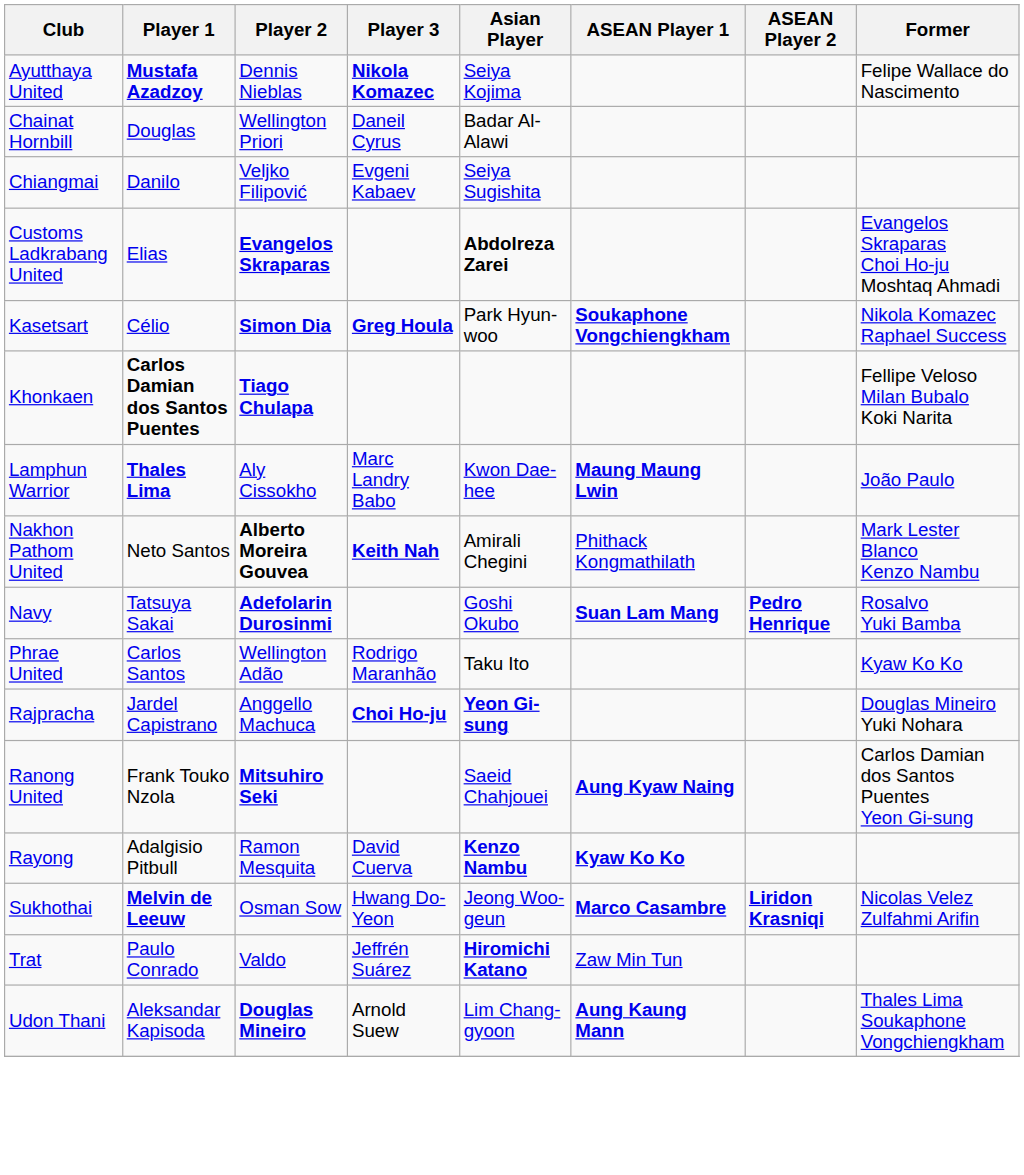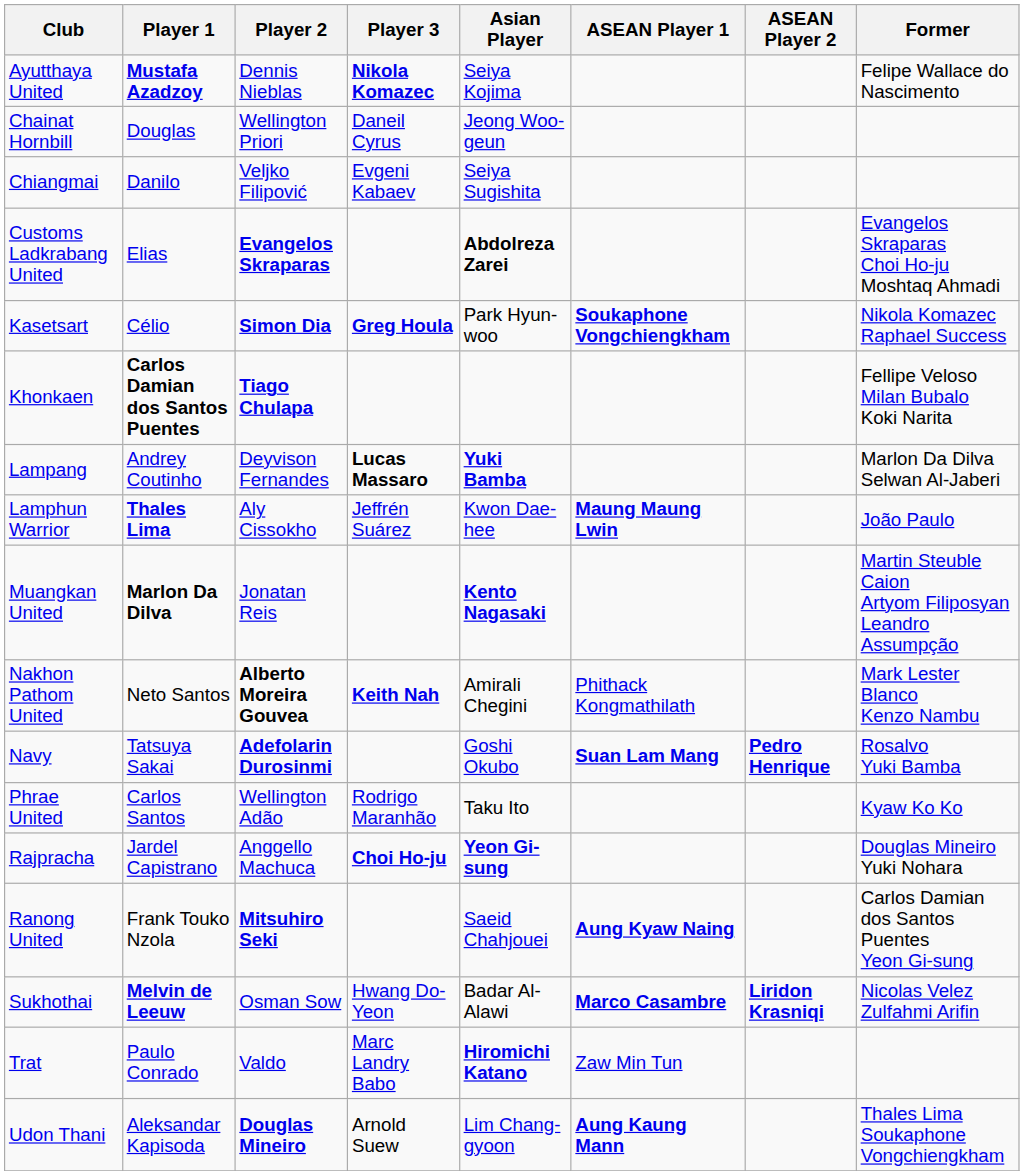(502, 131) Badar Al-Alawi -> (514, 131) Jeong Woo-geun
+ row: (48, 469)
(381, 479) Marc Landry Babo -> (382, 520) Jeffrén Suárez
+ row: (53, 602)
- row: (41, 858)
(514, 908) Jeong Woo-geun -> (502, 1001) Badar Al-Alawi
(382, 959) Jeffrén Suárez -> (381, 1062) Marc Landry Babo
